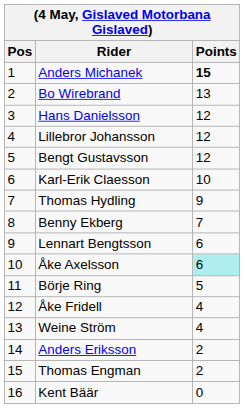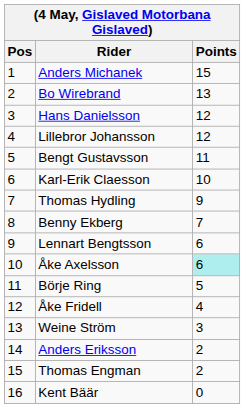(203, 72) bold -> (203, 72) normal
(203, 158) 12 -> (203, 158) 11
(199, 328) 4 -> (199, 328) 3
